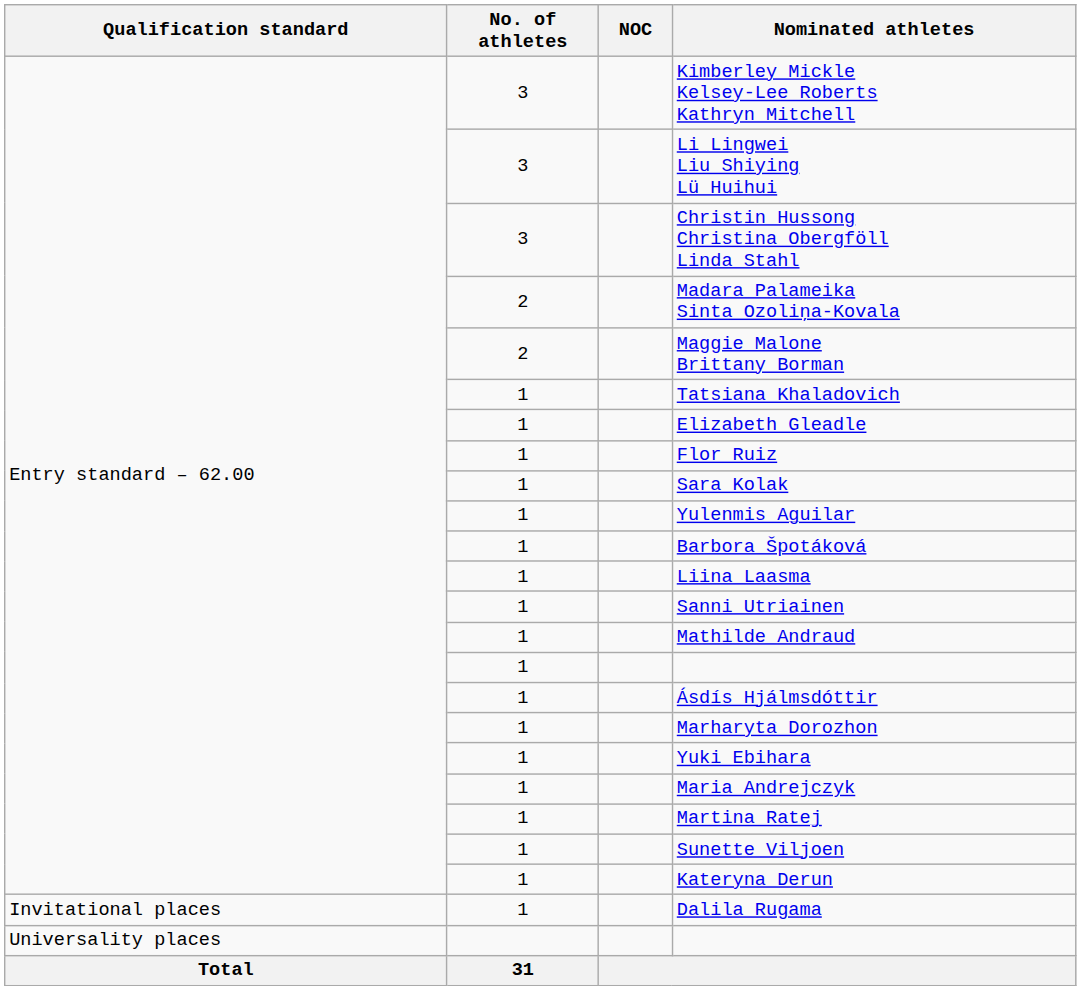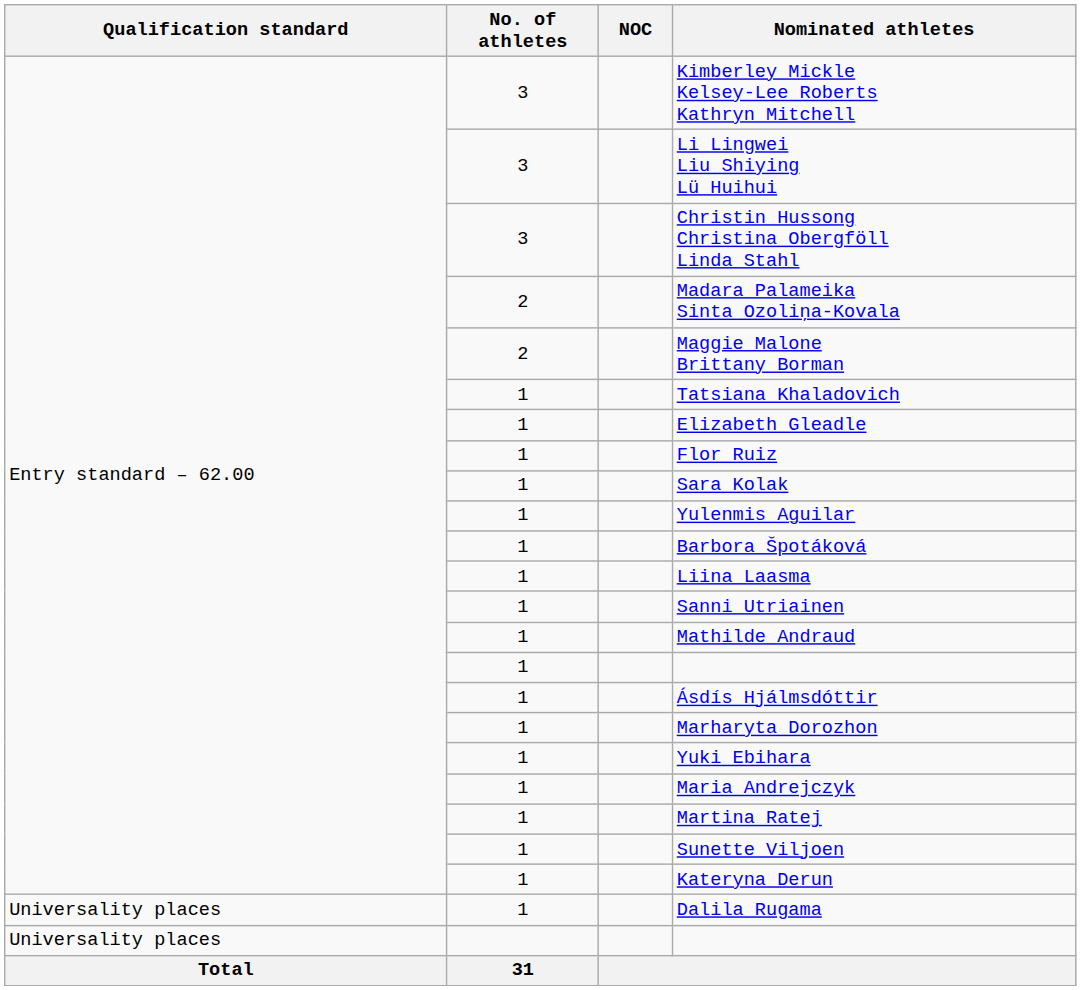(115, 910) Invitational places -> (115, 910) Universality places
